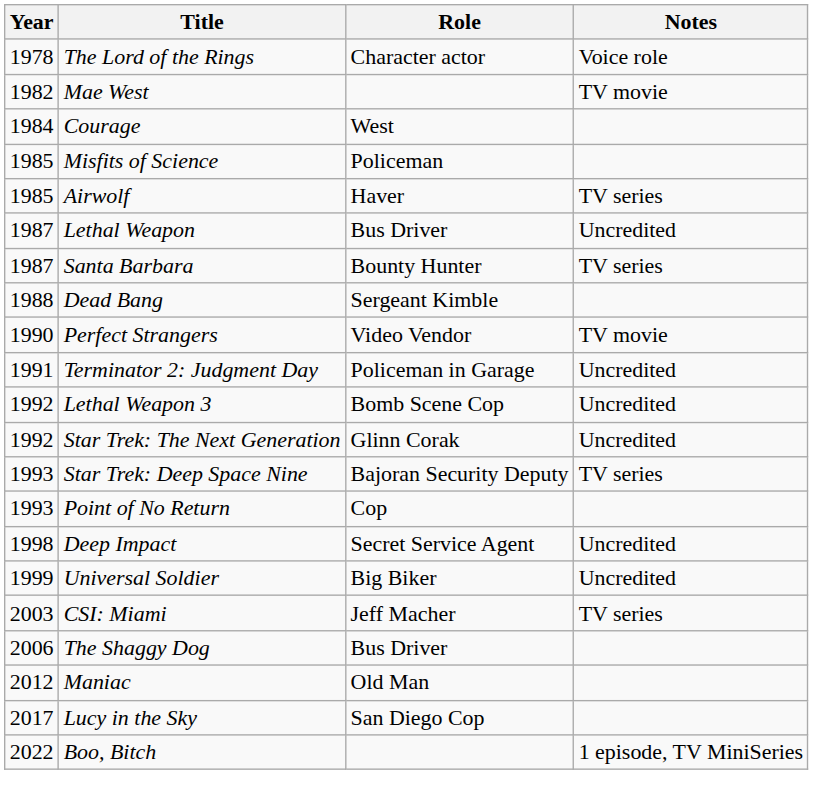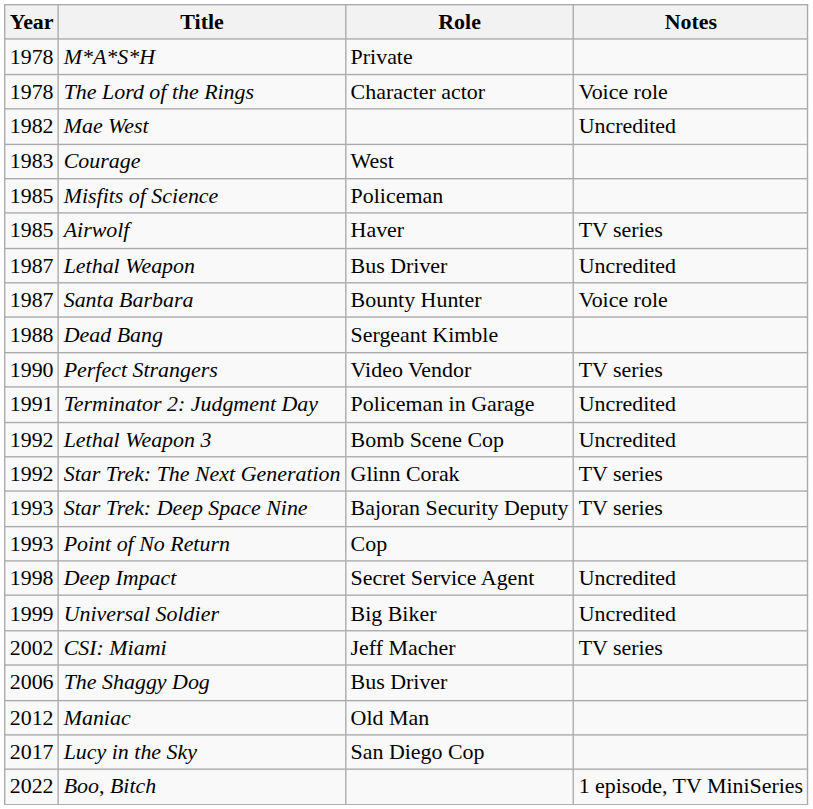+ row: (109, 56)
(623, 91) TV movie -> (627, 126) Uncredited
(32, 126) 1984 -> (32, 160) 1983
(621, 265) TV series -> (623, 299) Voice role
(623, 334) TV movie -> (621, 369) TV series
(627, 439) Uncredited -> (621, 473) TV series
(32, 612) 2003 -> (32, 647) 2002
